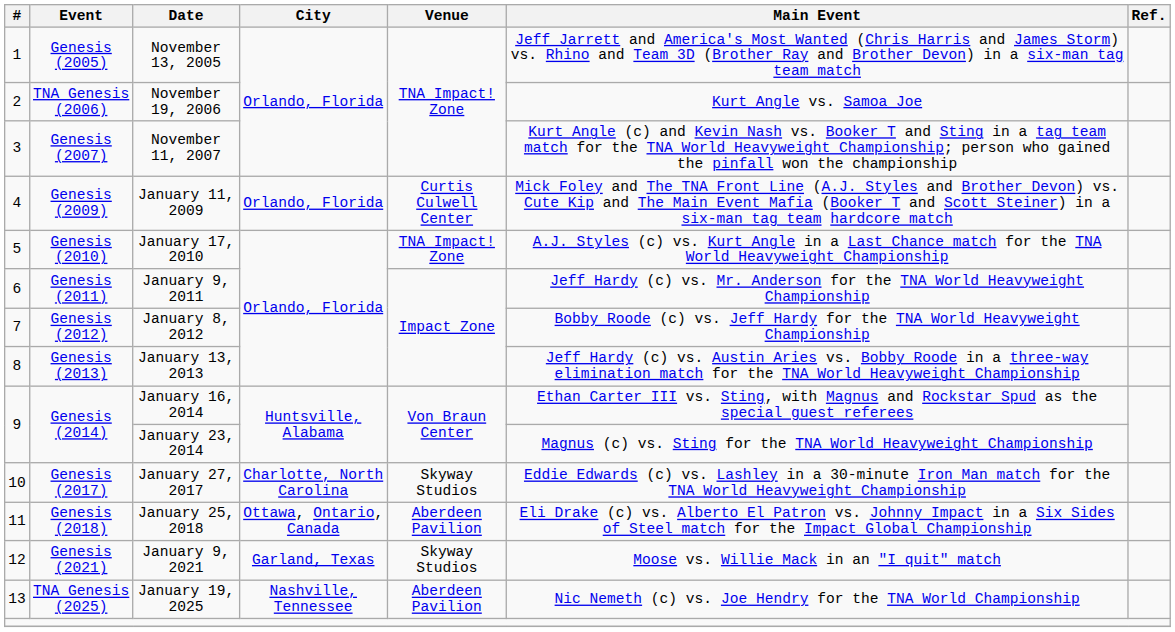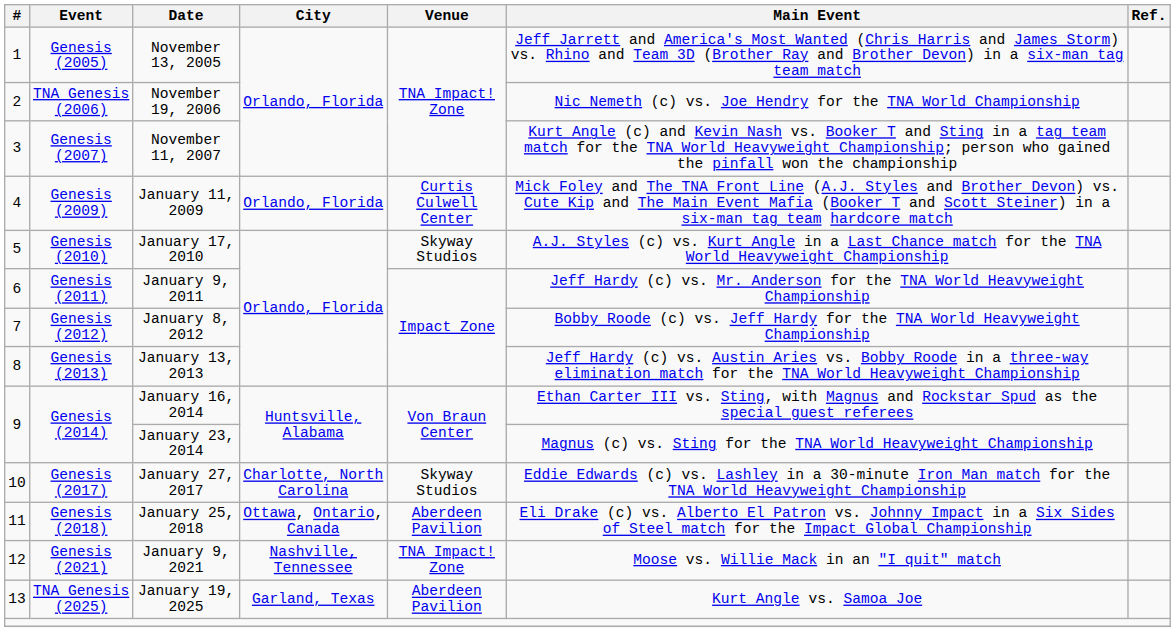(817, 102) Kurt Angle vs. Samoa Joe -> (817, 102) Nic Nemeth (c) vs. Joe Hendry for the TNA World Championship
(447, 250) TNA Impact! Zone -> (447, 250) Skyway Studios
(313, 560) Garland, Texas -> (313, 560) Nashville, Tennessee
(447, 560) Skyway Studios -> (447, 560) TNA Impact! Zone
(313, 599) Nashville, Tennessee -> (313, 599) Garland, Texas
(817, 599) Nic Nemeth (c) vs. Joe Hendry for the TNA World Championship -> (817, 599) Kurt Angle vs. Samoa Joe
